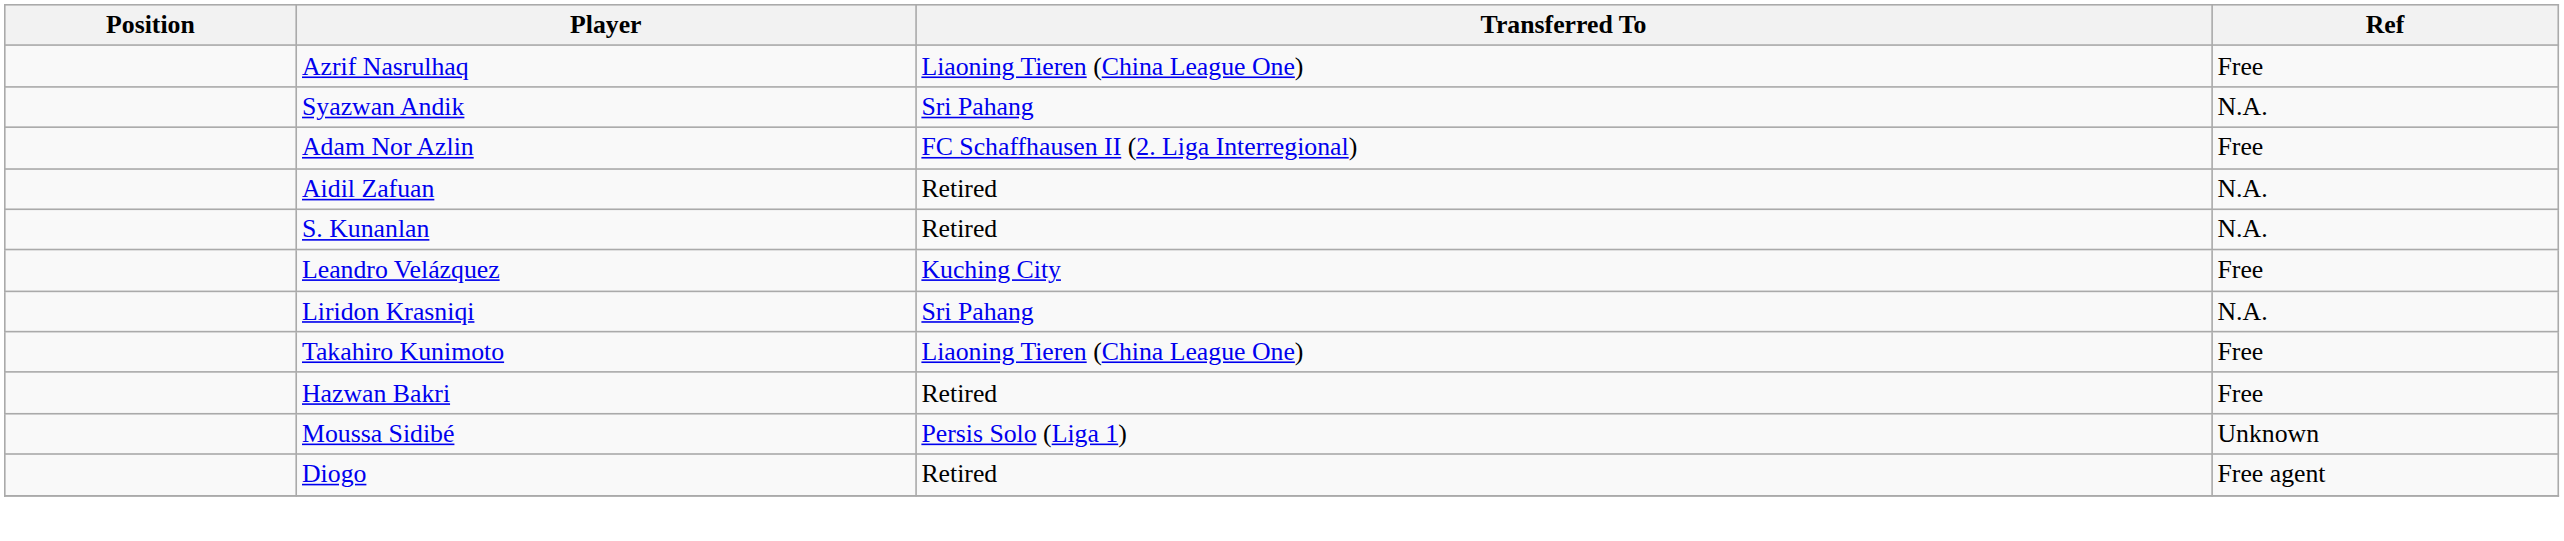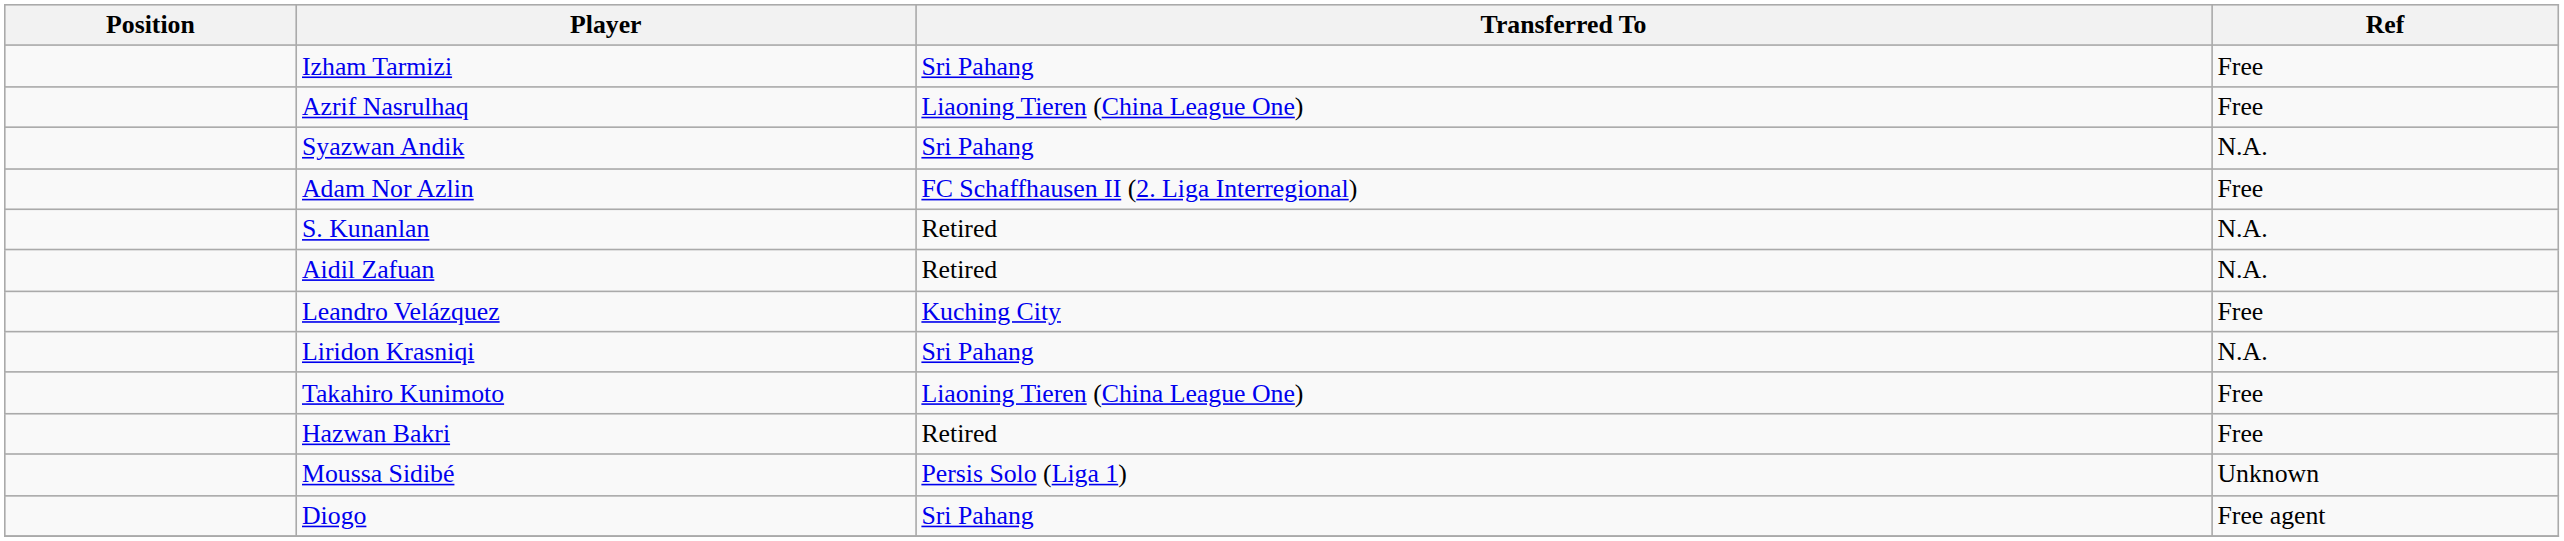+ row: (377, 65)
rows swapped: (368, 188) <-> (366, 229)
(959, 474) Retired -> (978, 515) Sri Pahang
